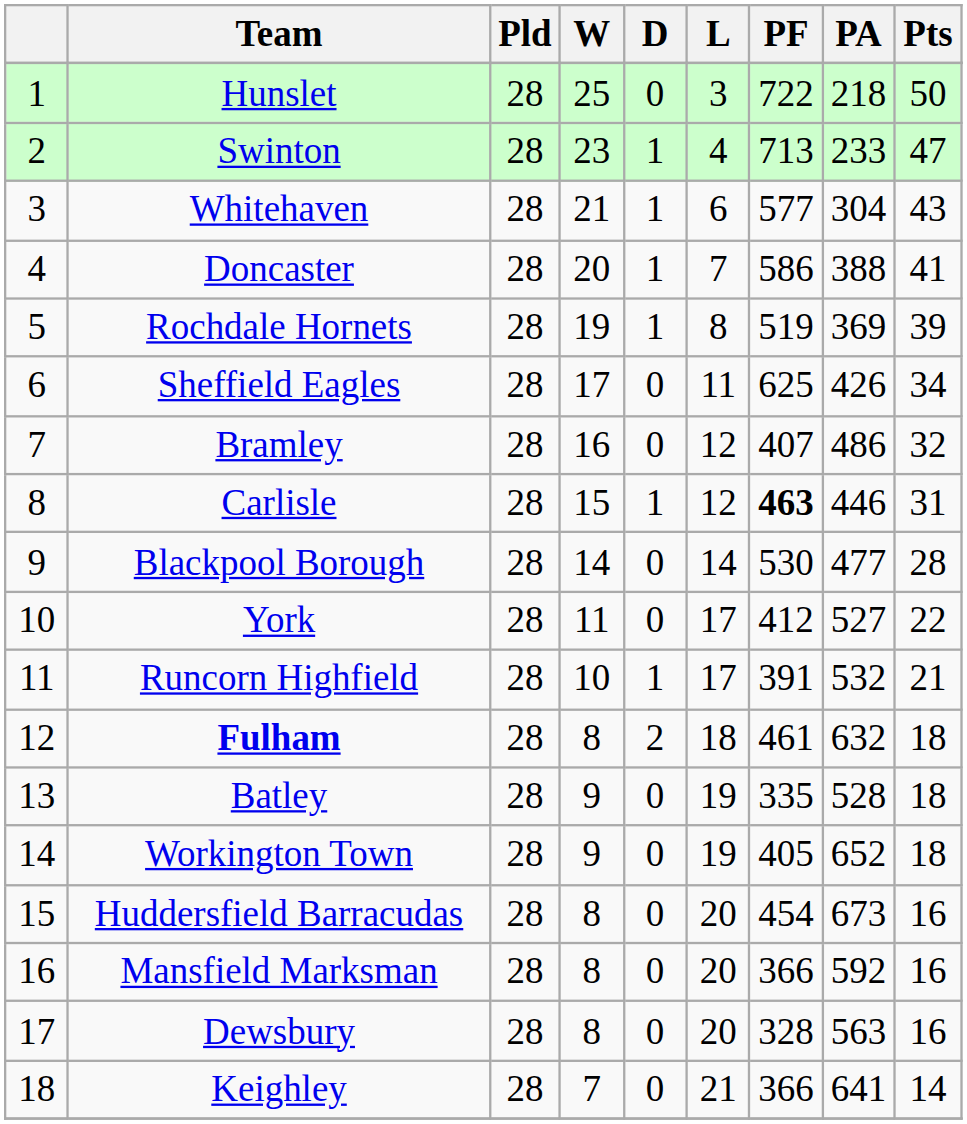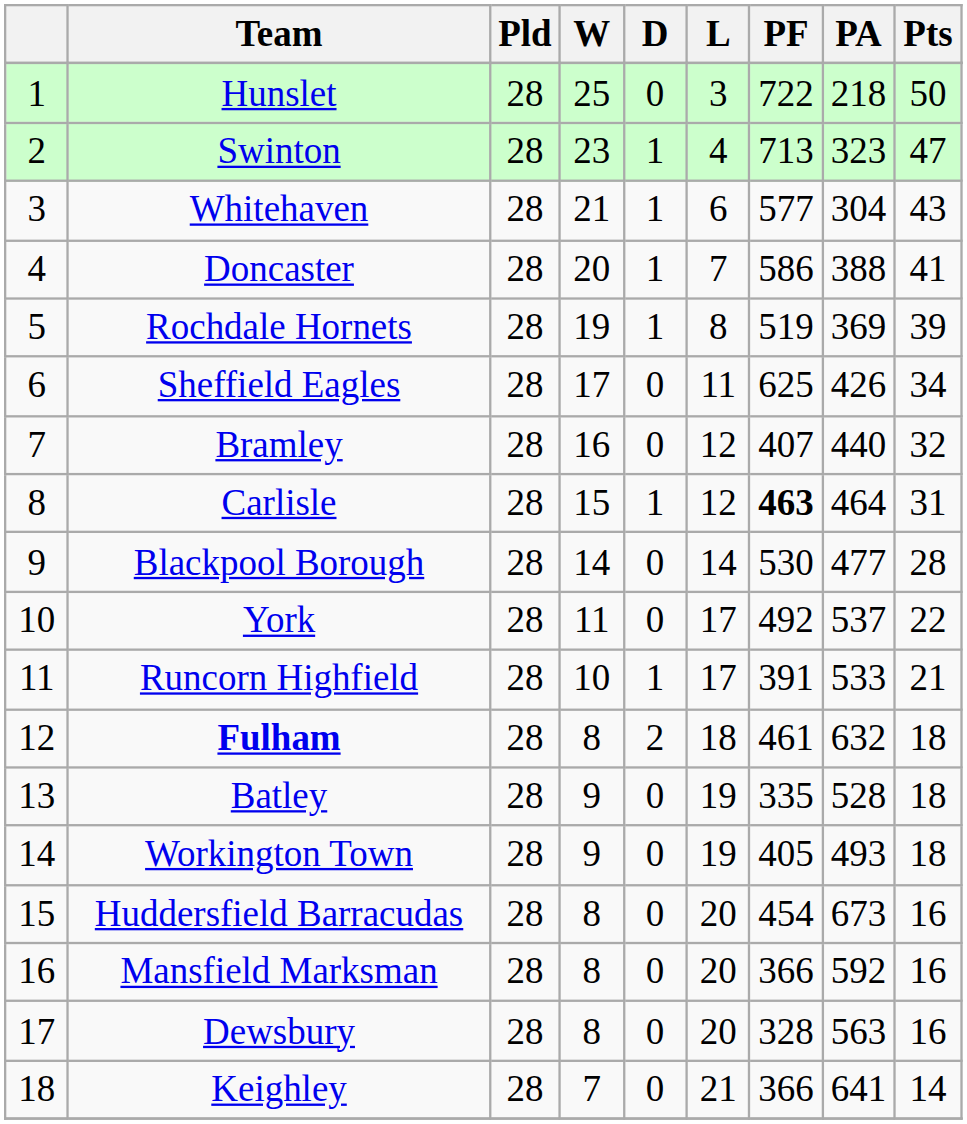(859, 151) 233 -> (859, 151) 323
(859, 444) 486 -> (859, 444) 440
(859, 502) 446 -> (859, 502) 464
(786, 619) 412 -> (786, 619) 492
(859, 619) 527 -> (859, 619) 537
(859, 678) 532 -> (859, 678) 533
(859, 854) 652 -> (859, 854) 493
